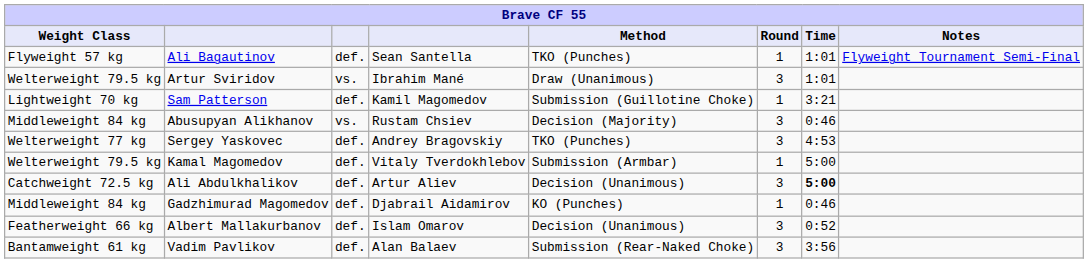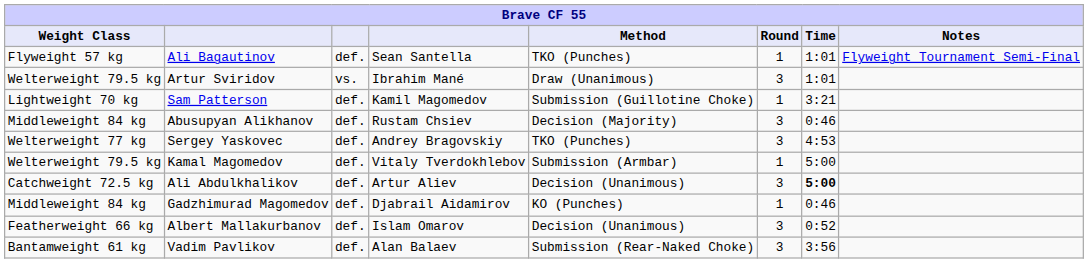(346, 121) vs. -> (350, 121) def.
